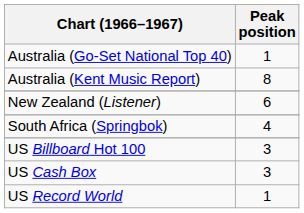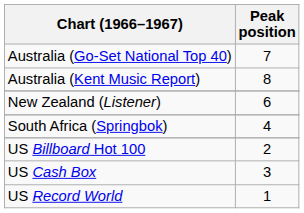(267, 56) 1 -> (267, 56) 7
(267, 149) 3 -> (267, 149) 2
